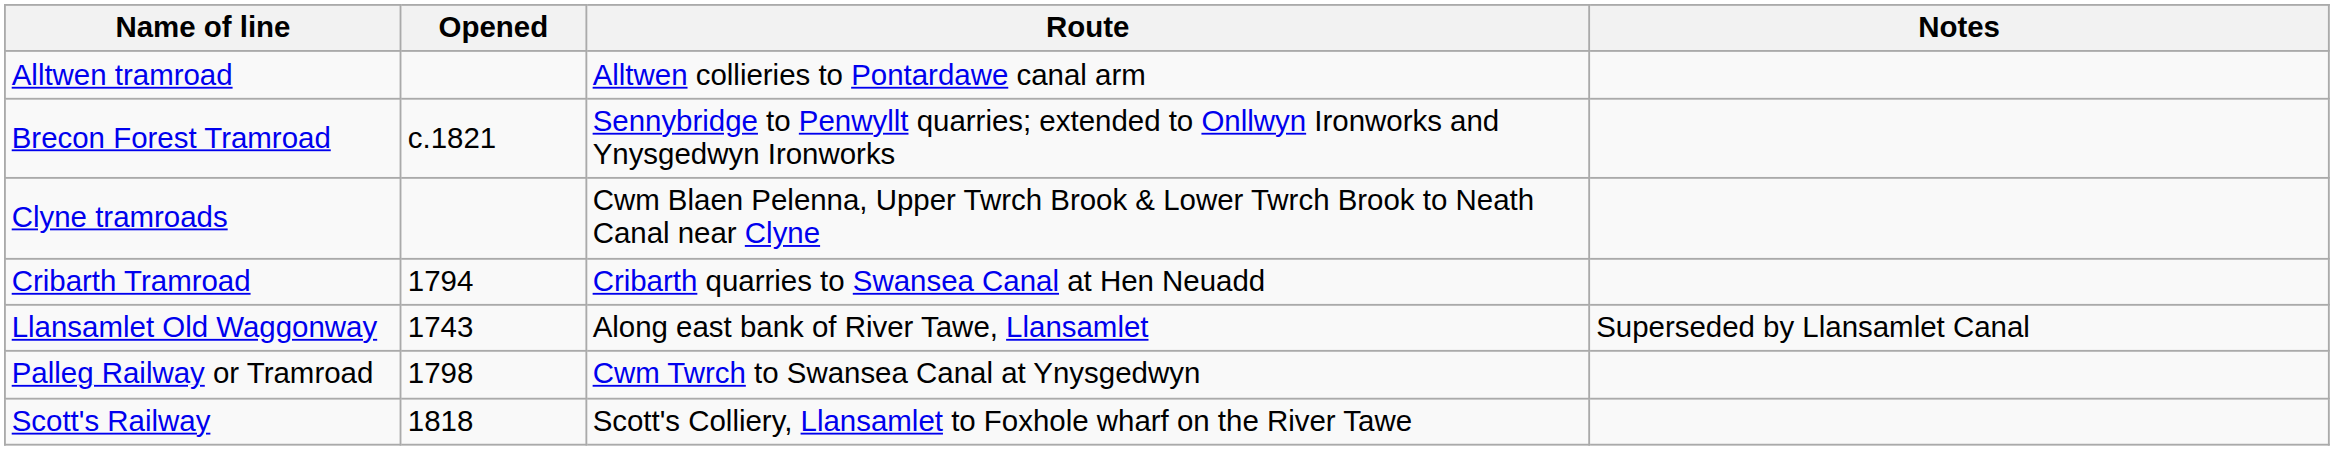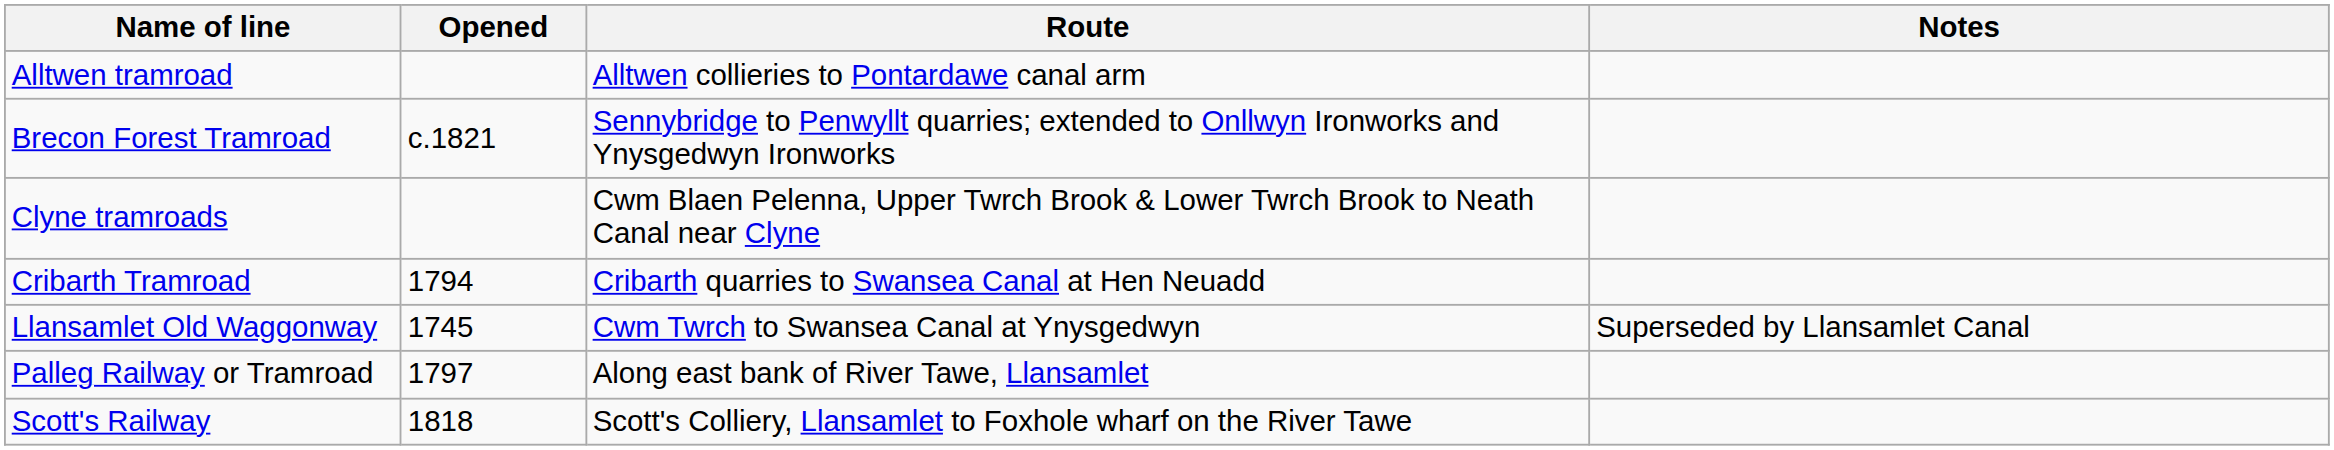(441, 327) 1743 -> (441, 327) 1745
(871, 327) Along east bank of River Tawe, Llansamlet -> (896, 327) Cwm Twrch to Swansea Canal at Ynysgedwyn
(441, 374) 1798 -> (441, 374) 1797
(896, 374) Cwm Twrch to Swansea Canal at Ynysgedwyn -> (871, 374) Along east bank of River Tawe, Llansamlet
